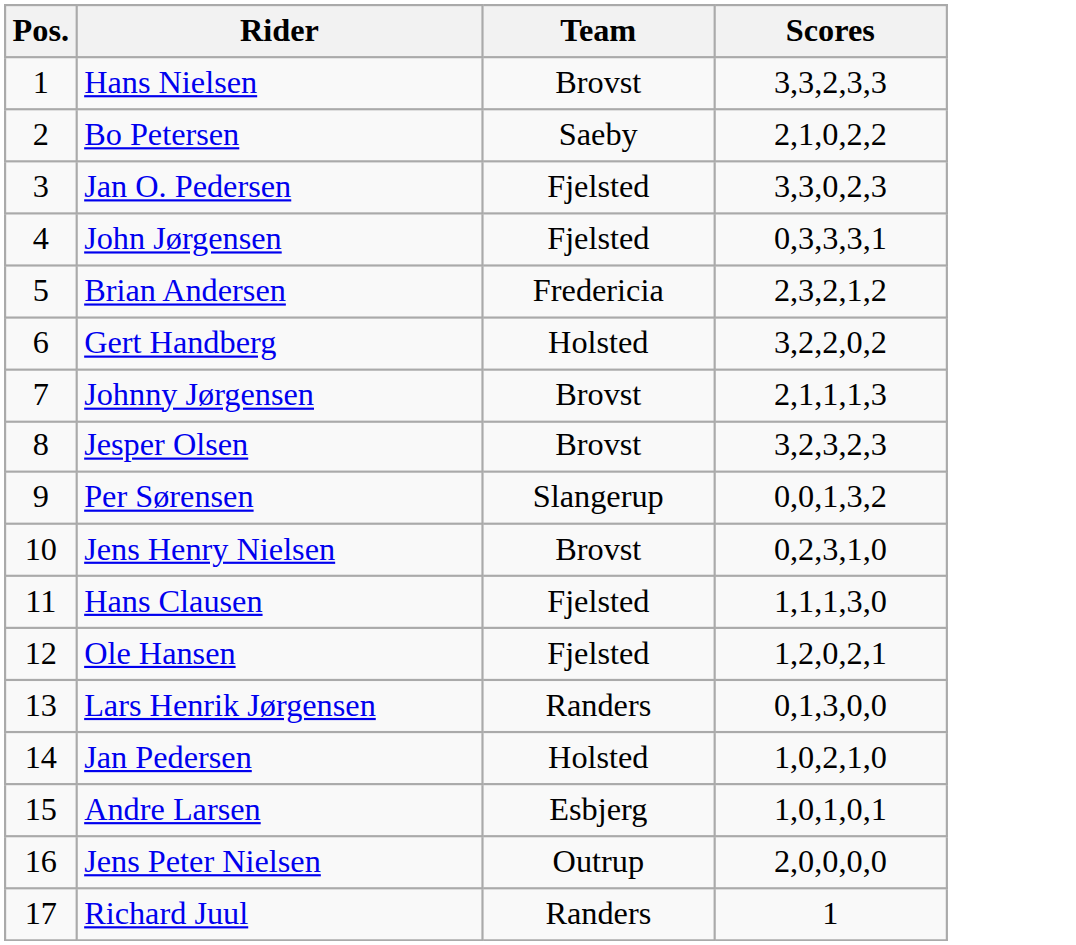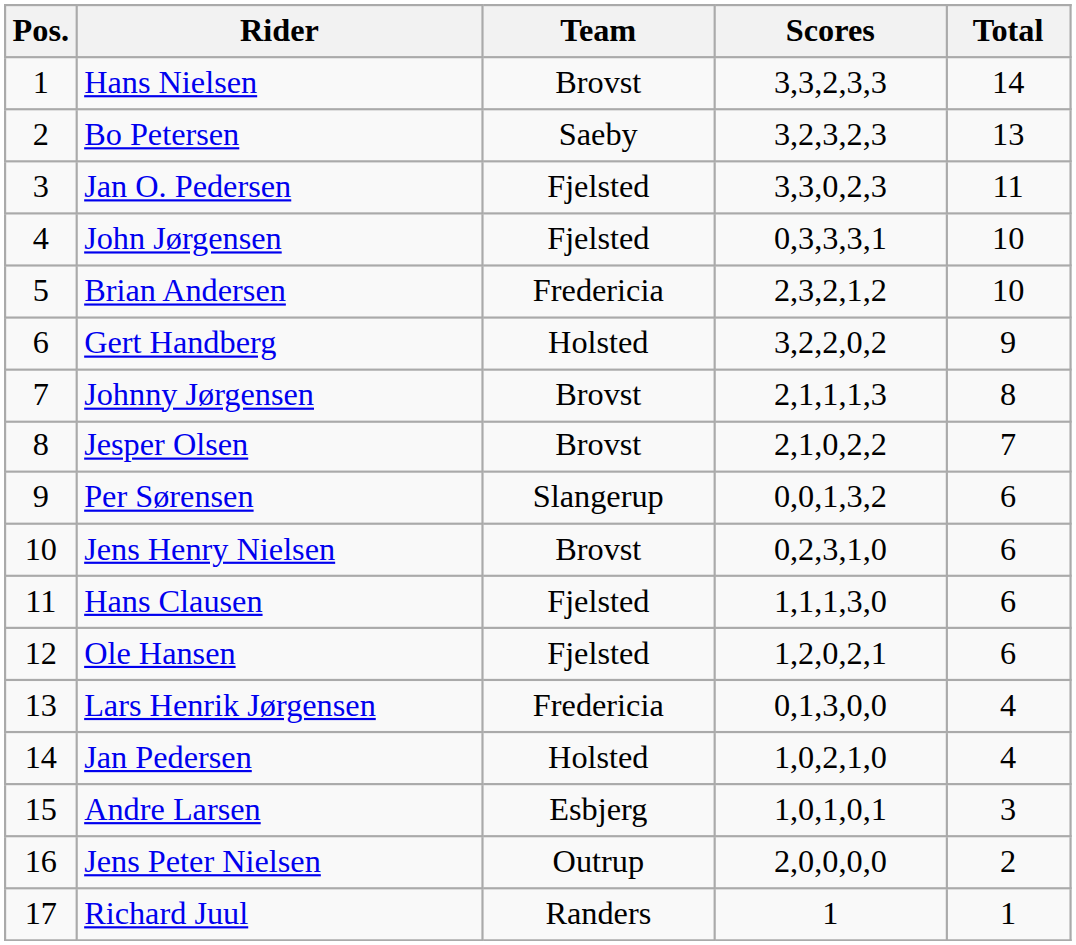+ column: (1008, 30)
(830, 134) 2,1,0,2,2 -> (830, 134) 3,2,3,2,3
(830, 445) 3,2,3,2,3 -> (830, 445) 2,1,0,2,2
(598, 705) Randers -> (598, 705) Fredericia
